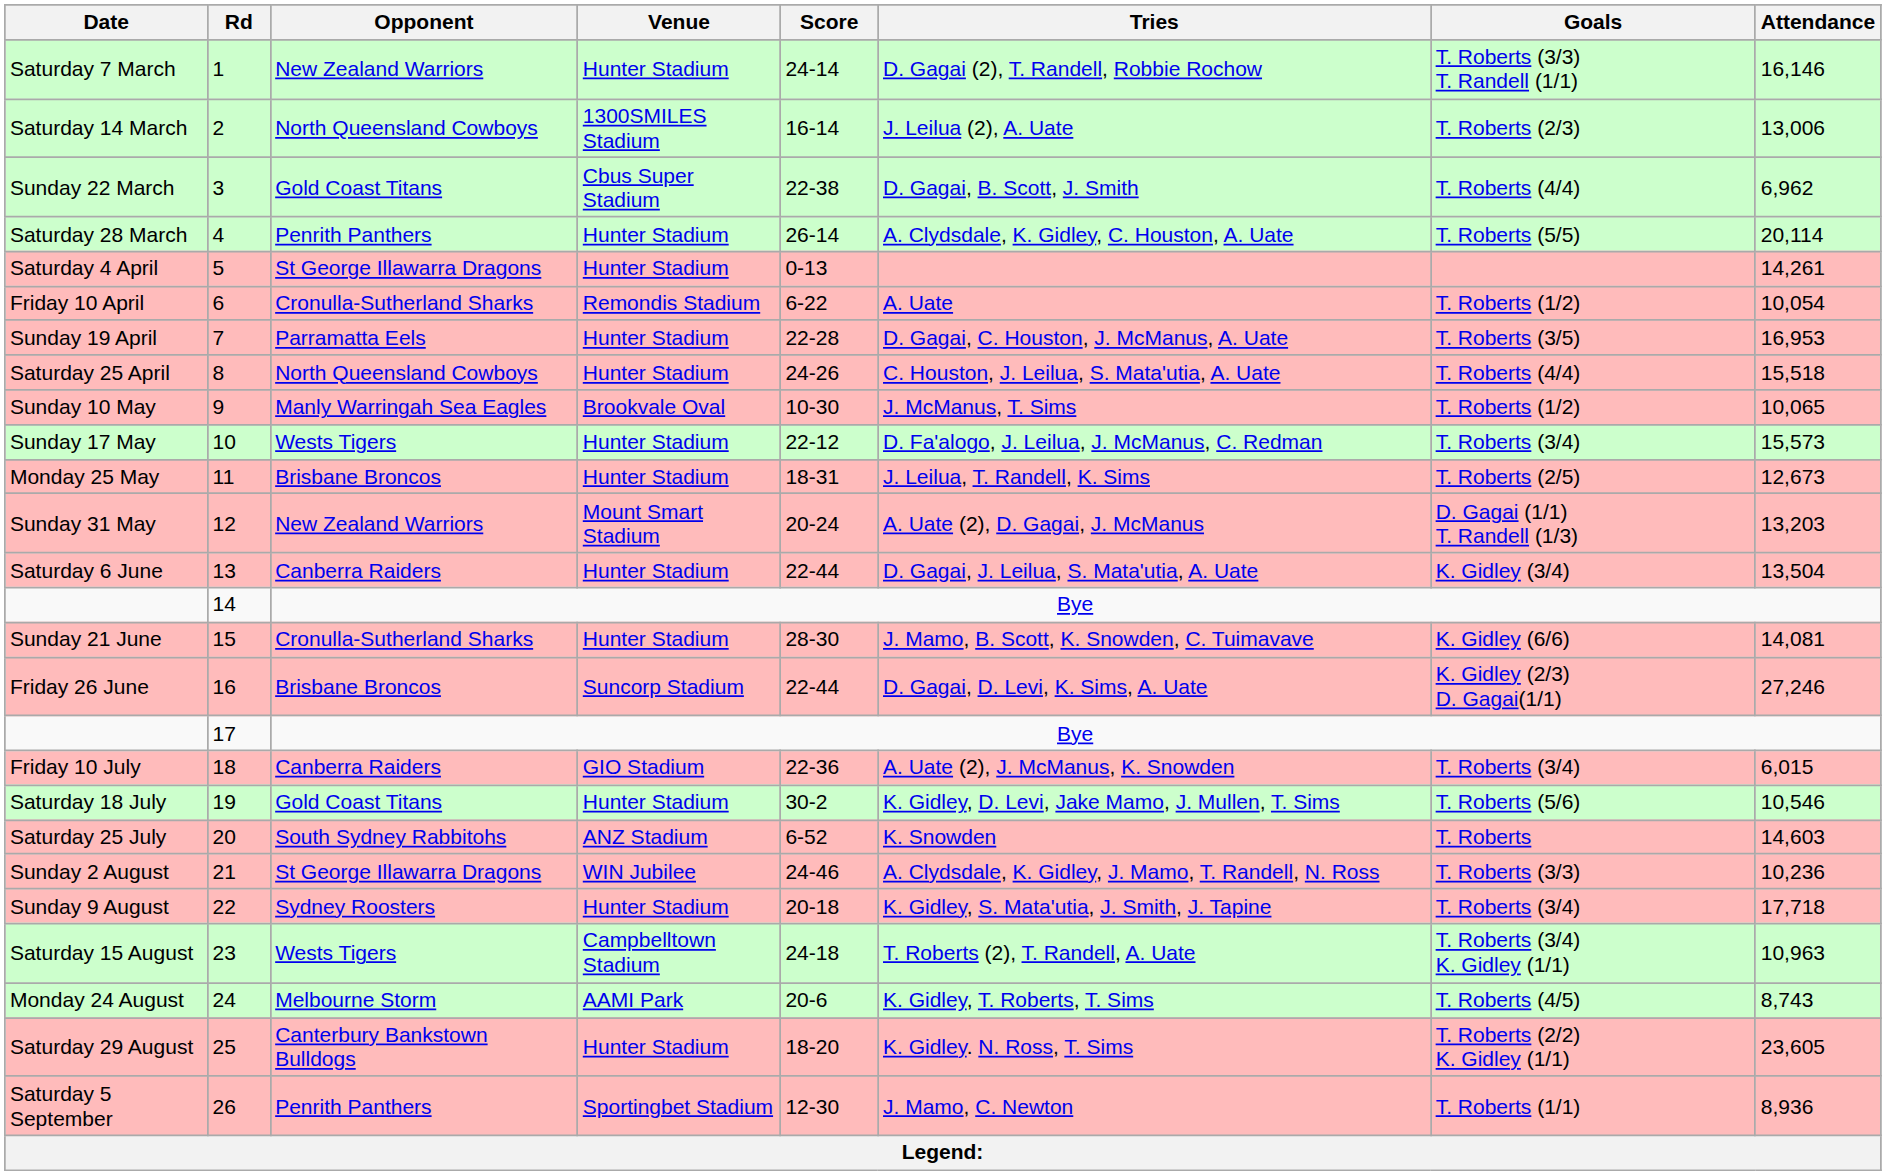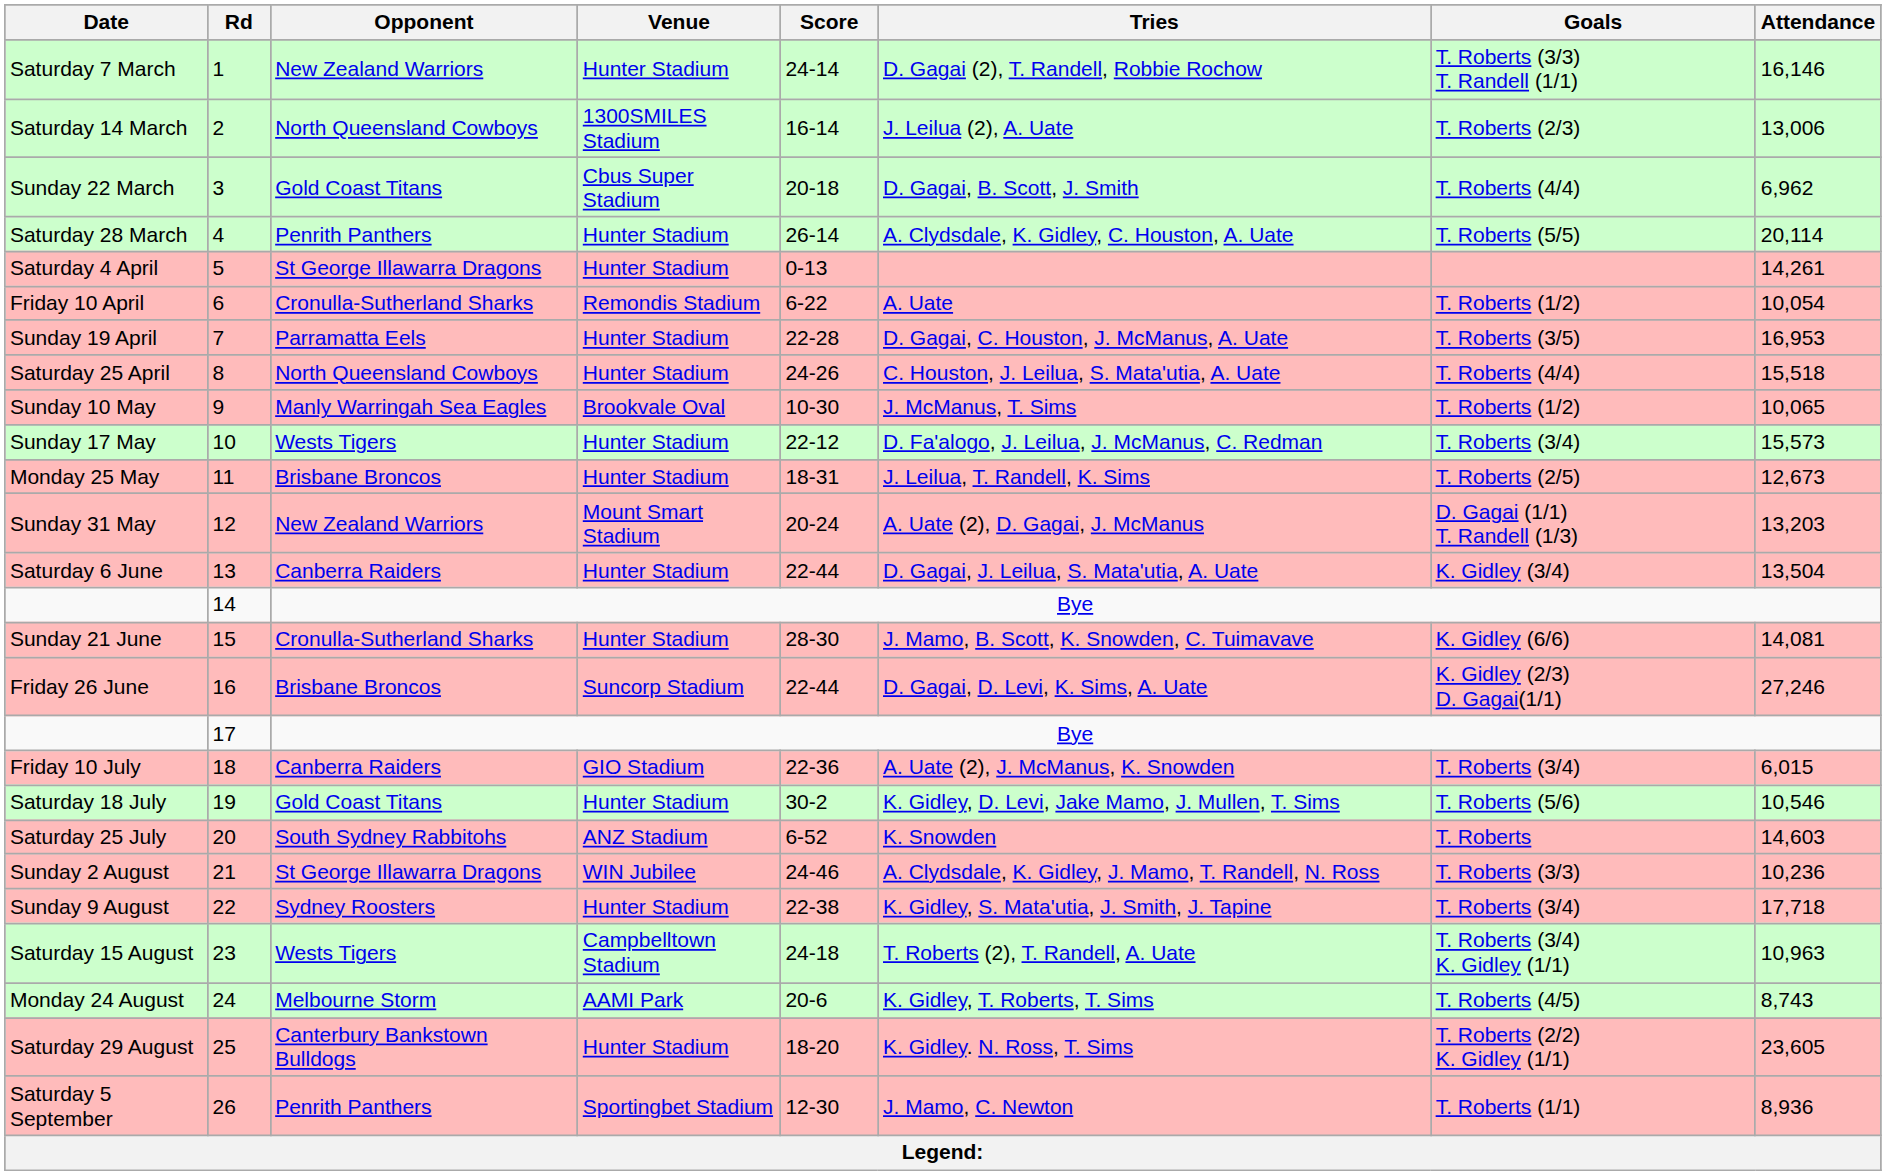(812, 187) 22-38 -> (812, 187) 20-18
(812, 906) 20-18 -> (812, 906) 22-38
